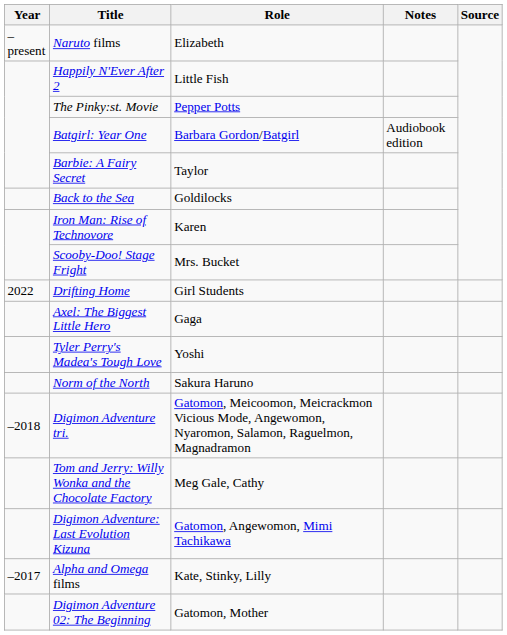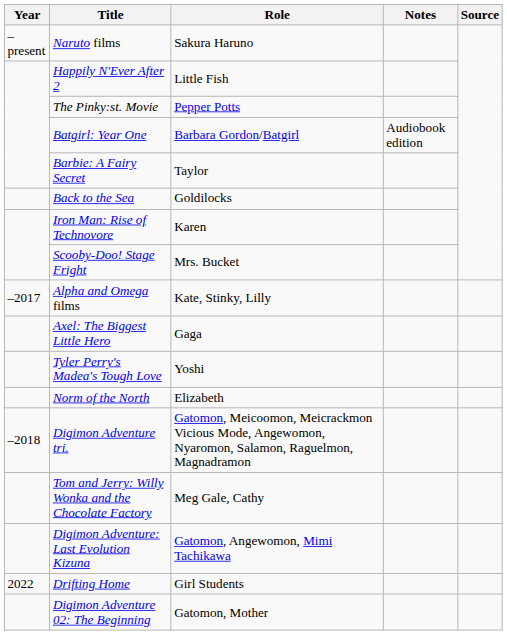(199, 43) Elizabeth -> (214, 43) Sakura Haruno
rows swapped: (101, 576) <-> (91, 290)
(214, 382) Sakura Haruno -> (199, 397) Elizabeth
